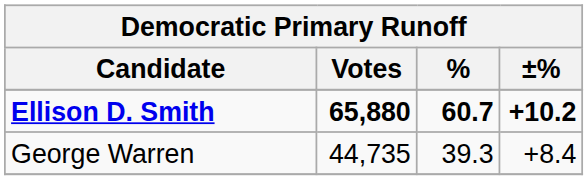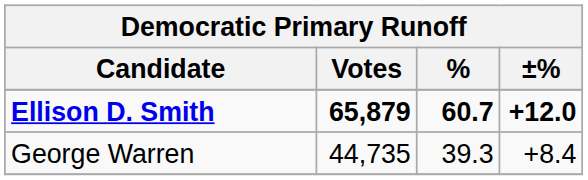(370, 111) 65,880 -> (370, 111) 65,879
(543, 111) +10.2 -> (543, 111) +12.0
